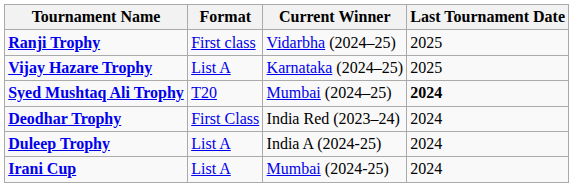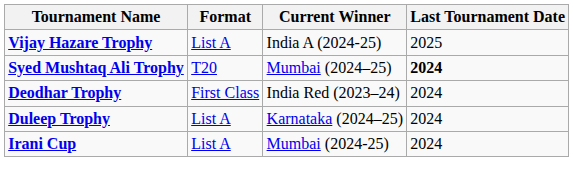- row: (54, 42)
(335, 67) Karnataka (2024–25) -> (324, 42) India A (2024-25)
(324, 144) India A (2024-25) -> (335, 118) Karnataka (2024–25)
